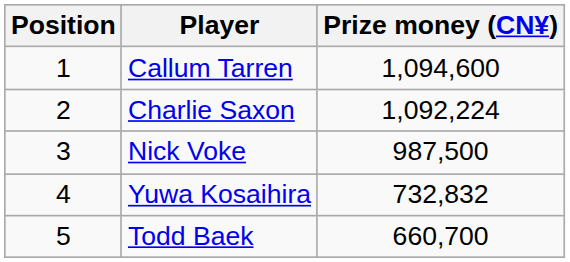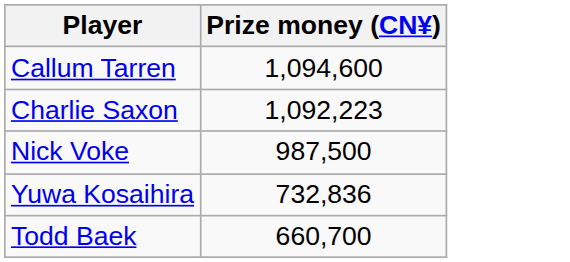- column: (63, 25)
(441, 109) 1,092,224 -> (324, 109) 1,092,223
(441, 194) 732,832 -> (324, 194) 732,836
